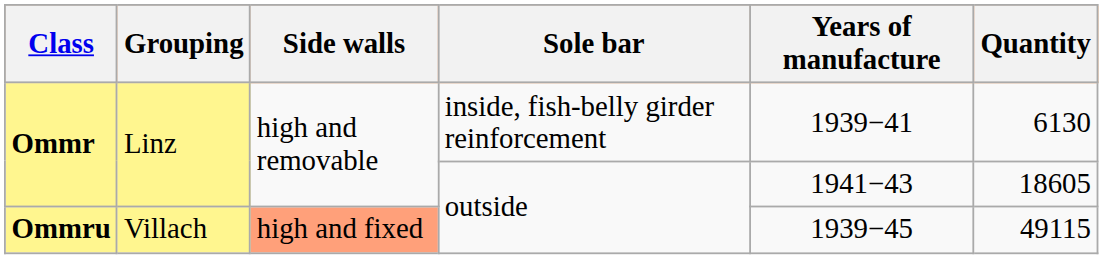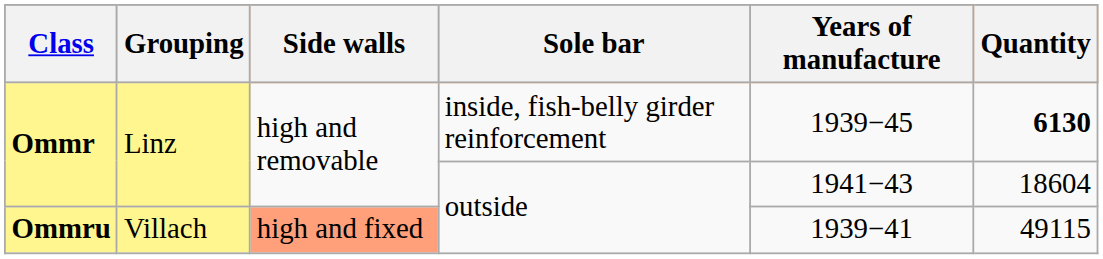(862, 121) 1939−41 -> (862, 121) 1939−45
(1062, 121) normal -> (1062, 121) bold
(1055, 183) 18605 -> (1055, 183) 18604
(862, 229) 1939−45 -> (862, 229) 1939−41
